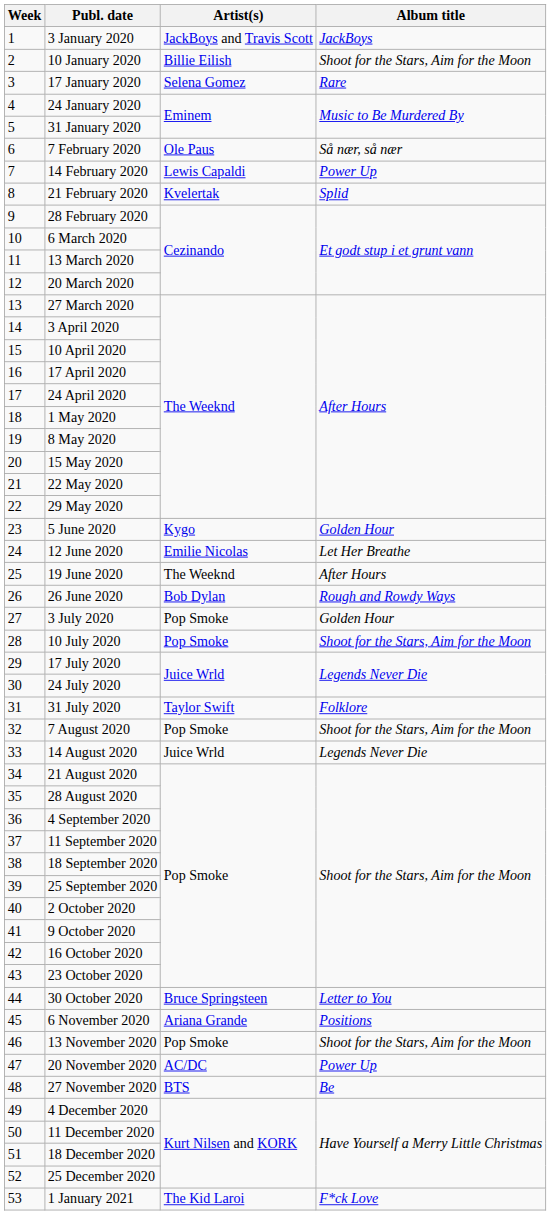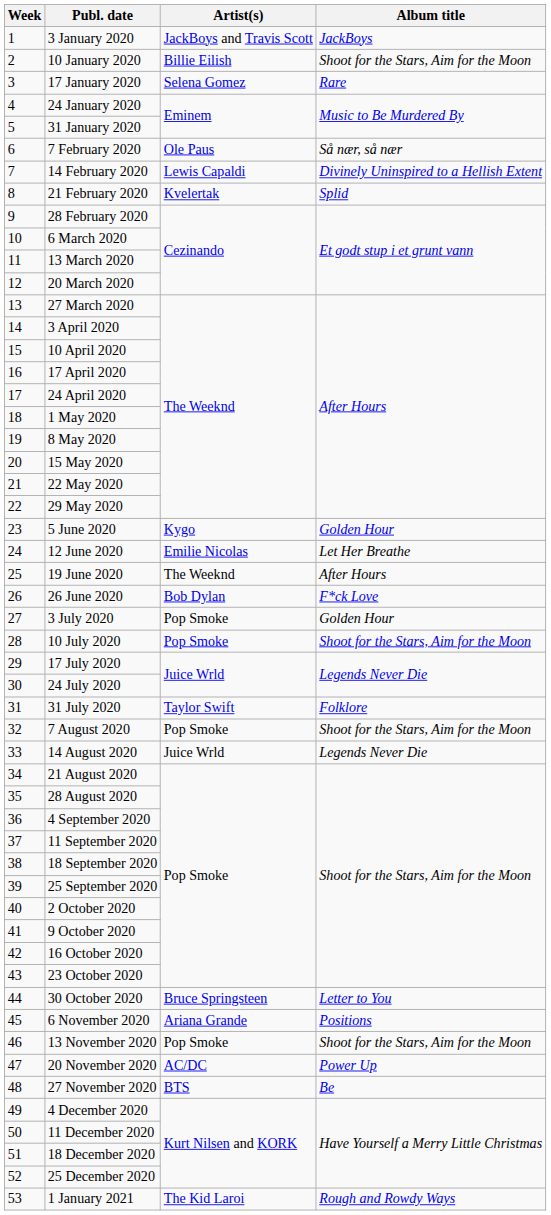(348, 171) Power Up -> (431, 171) Divinely Uninspired to a Hellish Extent
(387, 596) Rough and Rowdy Ways -> (349, 596) F*ck Love
(349, 1199) F*ck Love -> (387, 1199) Rough and Rowdy Ways
